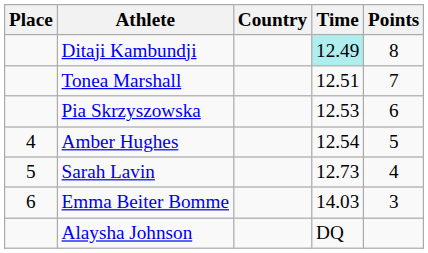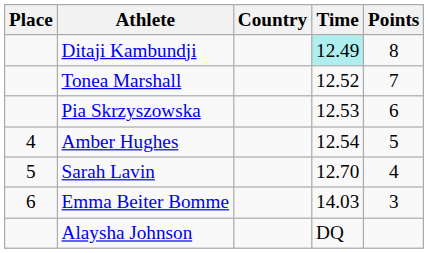(338, 80) 12.51 -> (338, 80) 12.52
(338, 171) 12.73 -> (338, 171) 12.70
